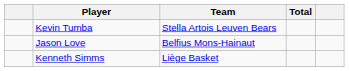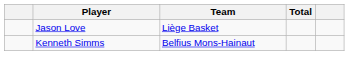- row: (64, 27)
(208, 43) Belfius Mons-Hainaut -> (190, 27) Liège Basket
(190, 58) Liège Basket -> (208, 43) Belfius Mons-Hainaut
